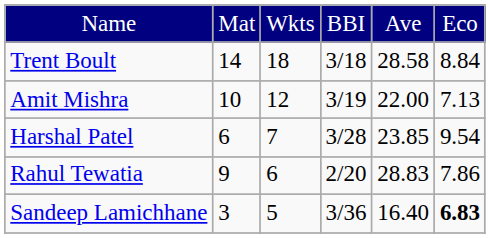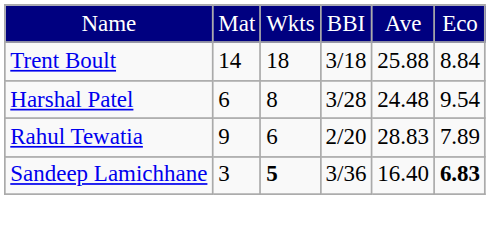(403, 60) 28.58 -> (403, 60) 25.88
- row: (69, 98)
(272, 136) 7 -> (272, 98) 8
(403, 136) 23.85 -> (403, 98) 24.48
(460, 174) 7.86 -> (460, 136) 7.89
(272, 212) normal -> (272, 174) bold
